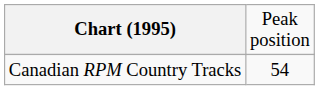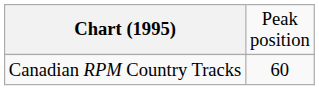(280, 69) 54 -> (280, 69) 60
